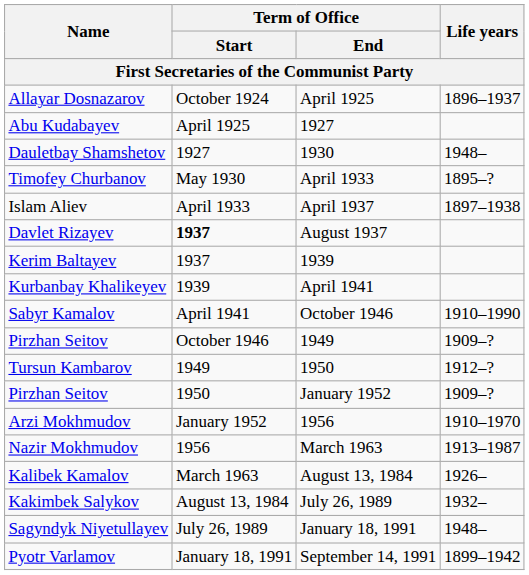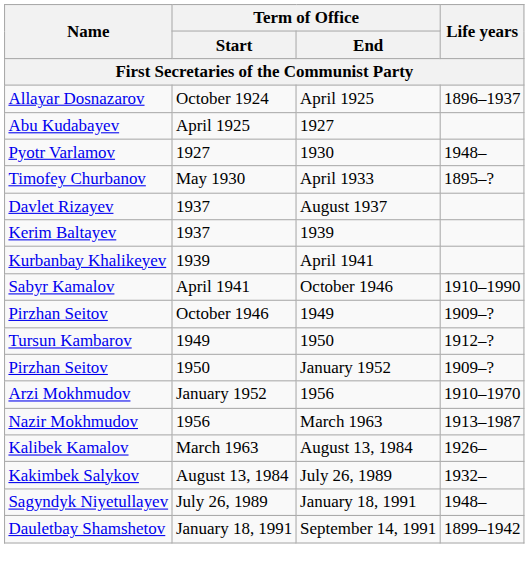(87, 152) Dauletbay Shamshetov -> (62, 152) Pyotr Varlamov
- row: (337, 206)
(193, 233) bold -> (193, 206) normal
(62, 555) Pyotr Varlamov -> (87, 529) Dauletbay Shamshetov
